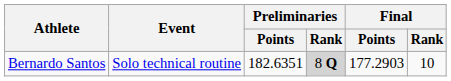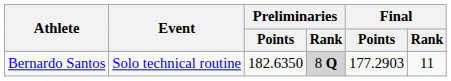(276, 64) 182.6351 -> (276, 64) 182.6350
(427, 64) 10 -> (427, 64) 11
